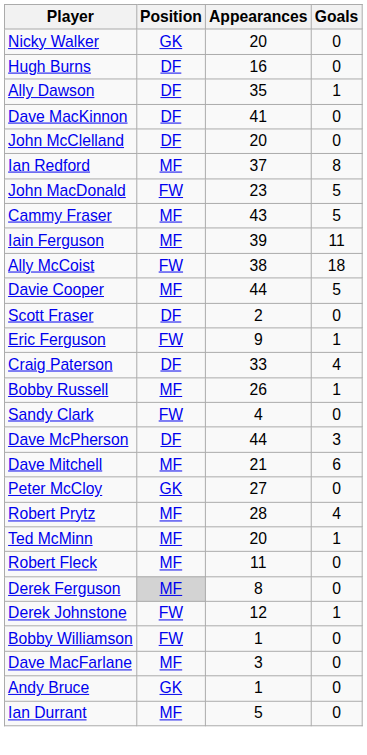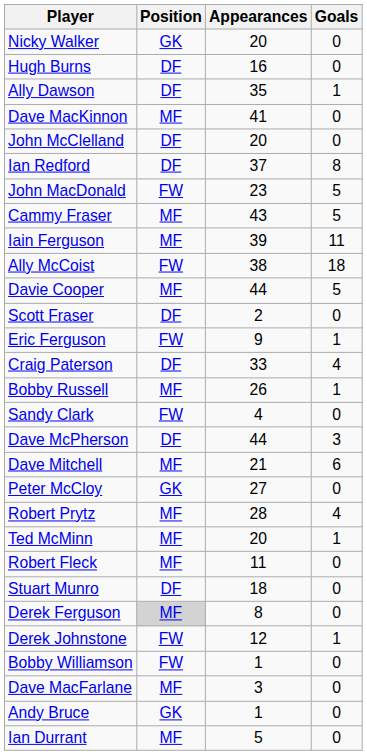(171, 116) DF -> (171, 116) MF
(171, 166) MF -> (171, 166) DF
+ row: (53, 588)
